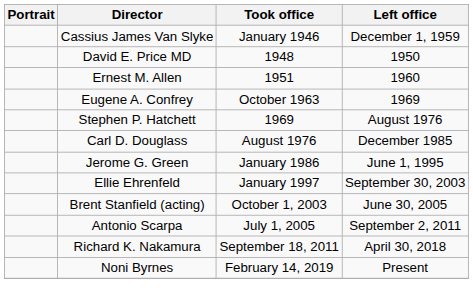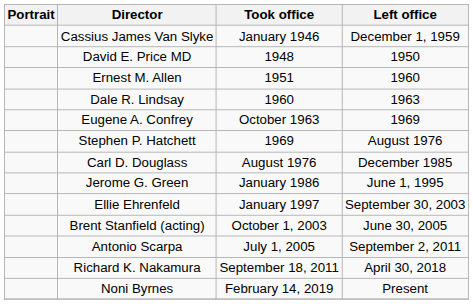+ row: (137, 99)
